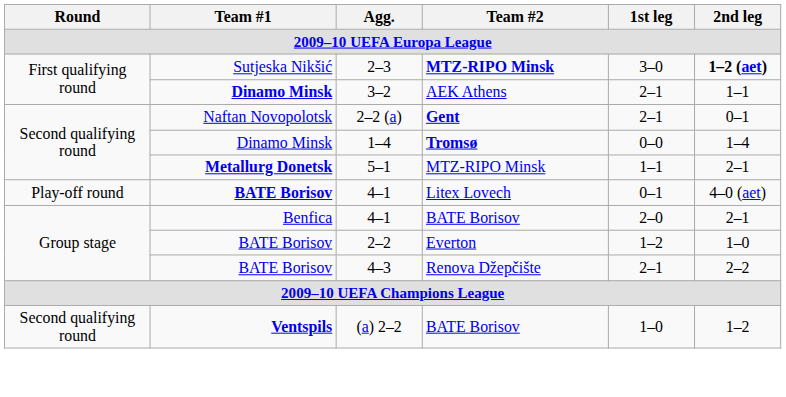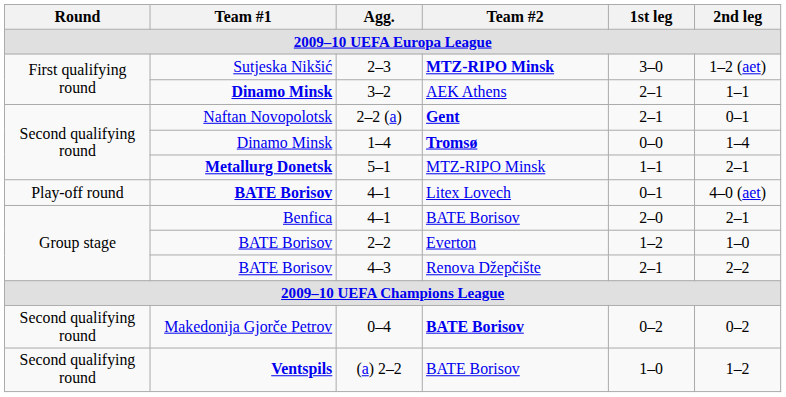(738, 66) bold -> (738, 66) normal
+ row: (248, 326)
